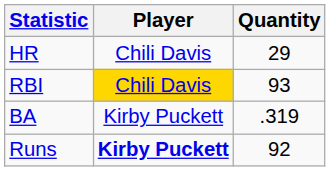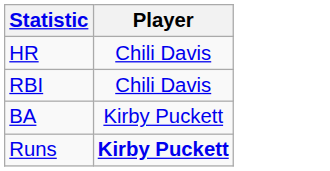- column: (279, 20)
(163, 85) gold background -> (163, 85) no background
